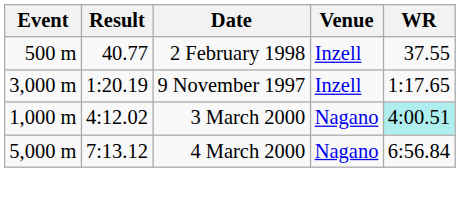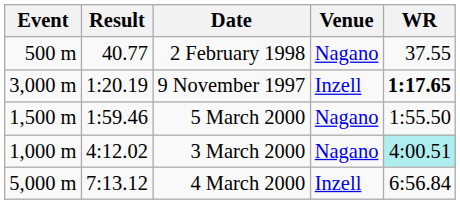(338, 53) Inzell -> (347, 53) Nagano
(419, 85) normal -> (419, 85) bold
+ row: (248, 118)
(347, 150) Nagano -> (338, 183) Inzell
